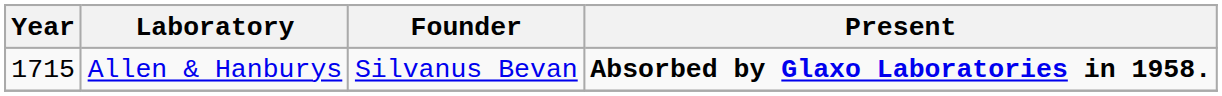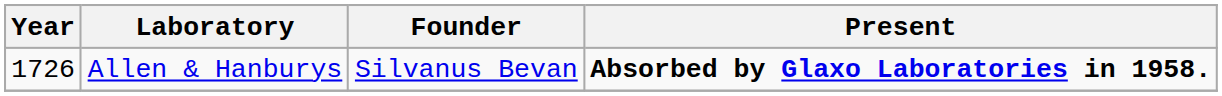(43, 70) 1715 -> (43, 70) 1726
